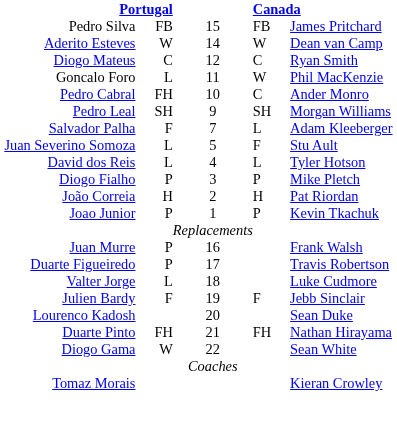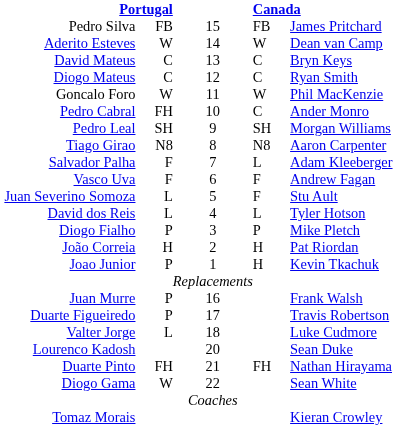+ row: (95, 60)
(168, 77) L -> (166, 94) W
+ row: (101, 145)
+ row: (104, 179)
(257, 213) P -> (258, 264) H
- row: (99, 298)
